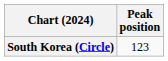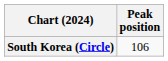(140, 46) 123 -> (140, 46) 106
